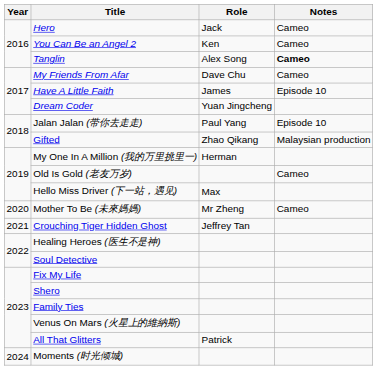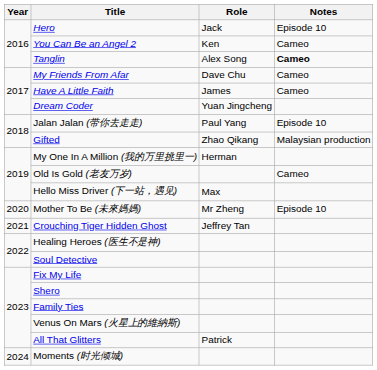(293, 28) Cameo -> (302, 28) Episode 10
(302, 91) Episode 10 -> (293, 91) Cameo
(293, 209) Cameo -> (302, 209) Episode 10
